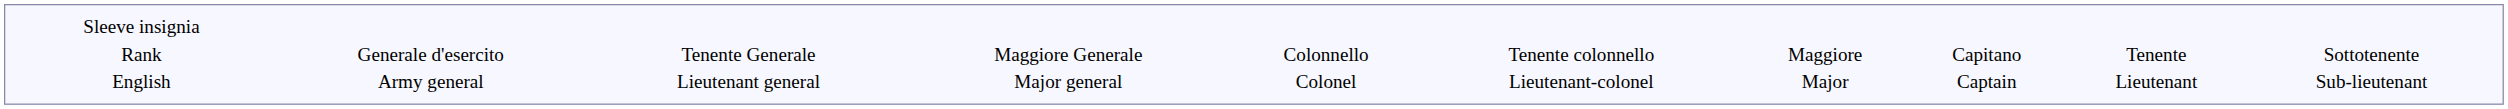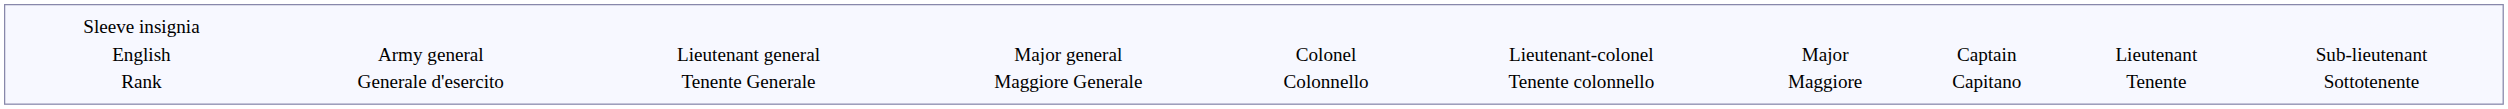rows swapped: (141, 54) <-> (141, 81)
